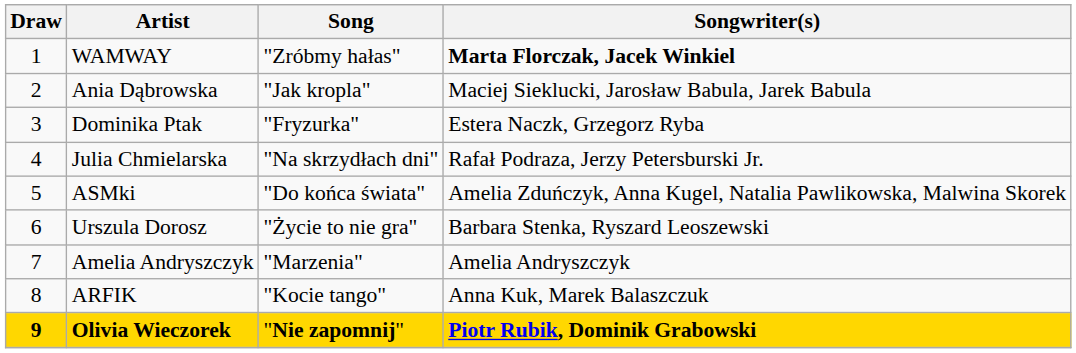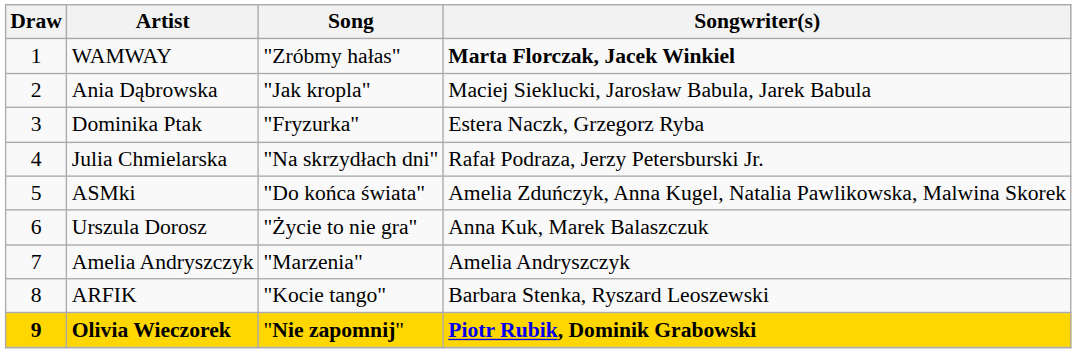(609, 227) Barbara Stenka, Ryszard Leoszewski -> (578, 227) Anna Kuk, Marek Balaszczuk
(578, 295) Anna Kuk, Marek Balaszczuk -> (609, 295) Barbara Stenka, Ryszard Leoszewski
